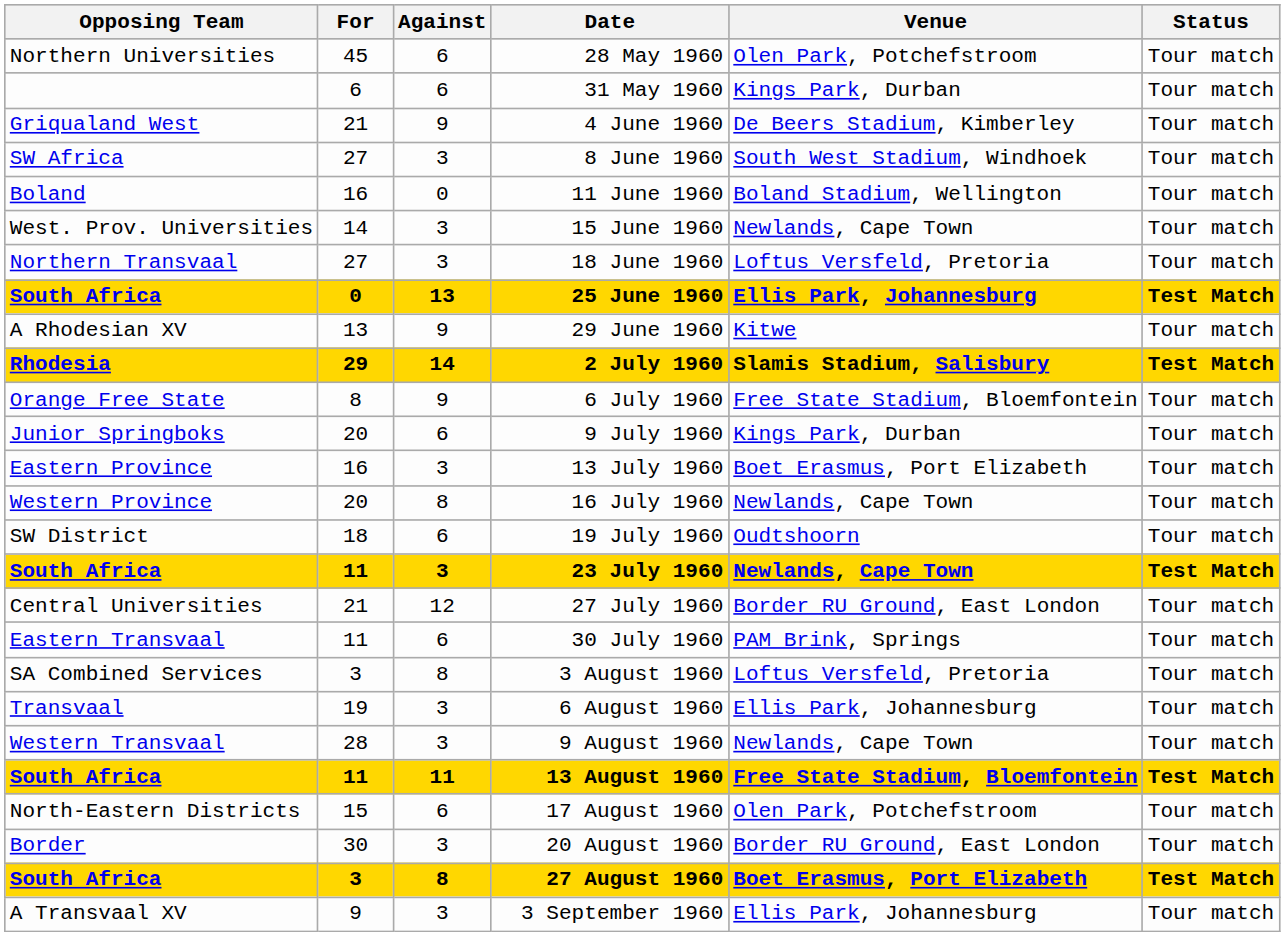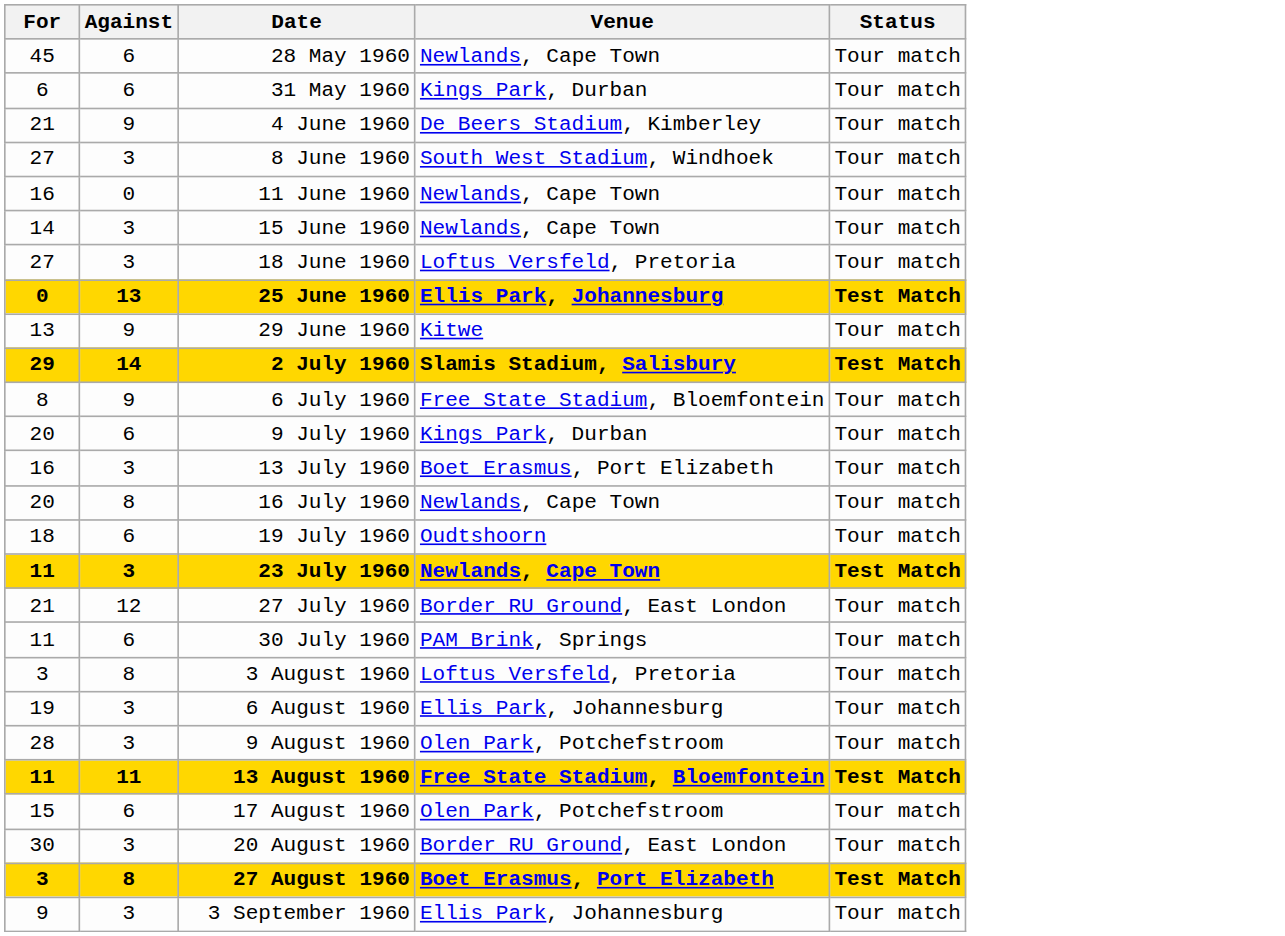- column: (161, 22)
(885, 56) Olen Park, Potchefstroom -> (540, 56) Newlands, Cape Town
(898, 194) Boland Stadium, Wellington -> (540, 194) Newlands, Cape Town
(853, 743) Newlands, Cape Town -> (572, 743) Olen Park, Potchefstroom
